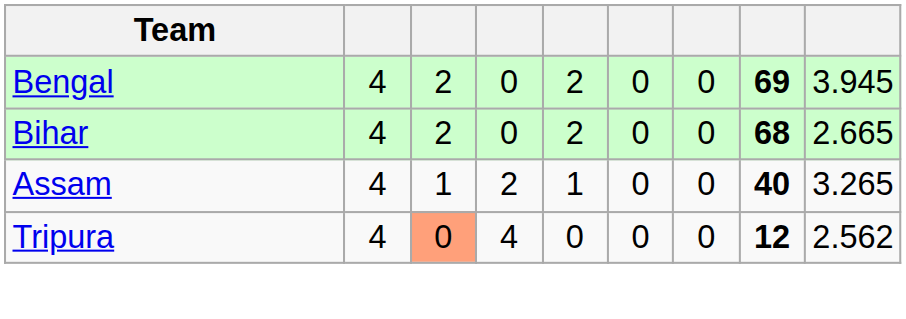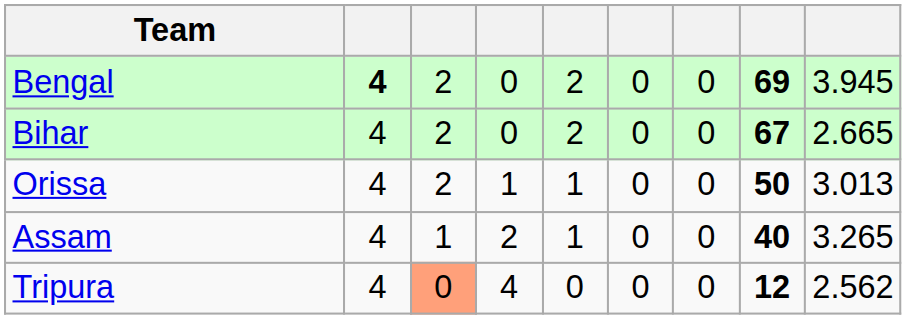(378, 81) normal -> (378, 81) bold
(772, 133) 68 -> (772, 133) 67
+ row: (59, 184)
